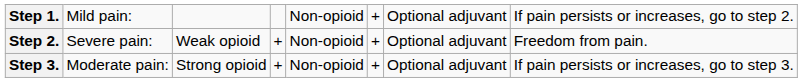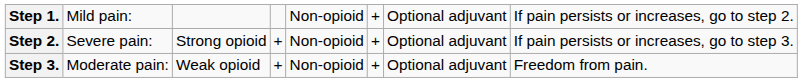(218, 41) Weak opioid -> (221, 41) Strong opioid
(581, 41) Freedom from pain. -> (654, 41) If pain persists or increases, go to step 3.
(221, 65) Strong opioid -> (218, 65) Weak opioid
(654, 65) If pain persists or increases, go to step 3. -> (581, 65) Freedom from pain.
